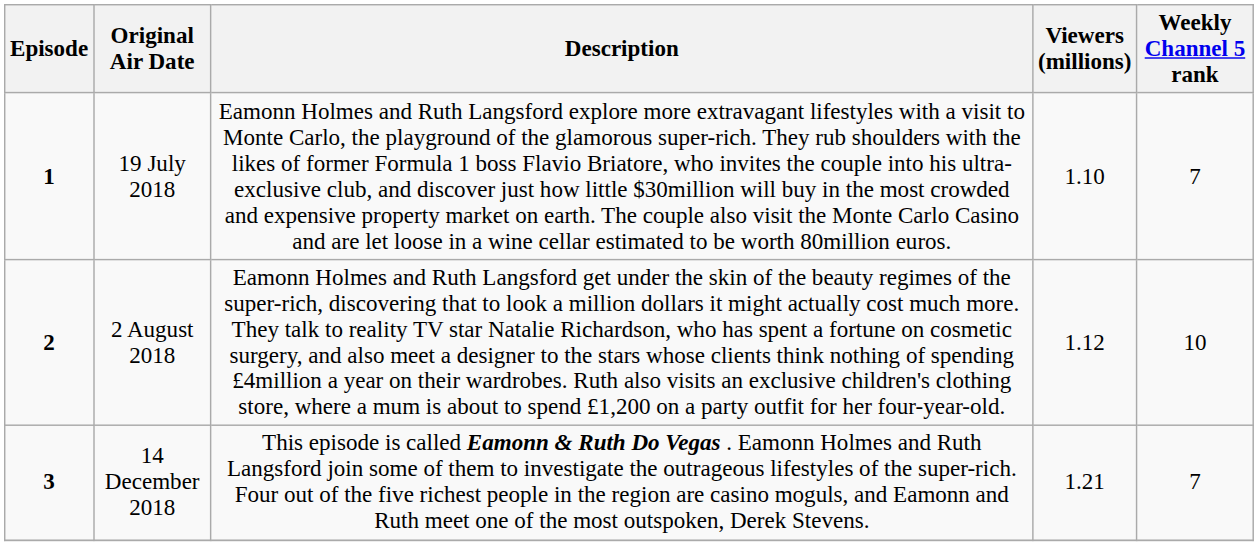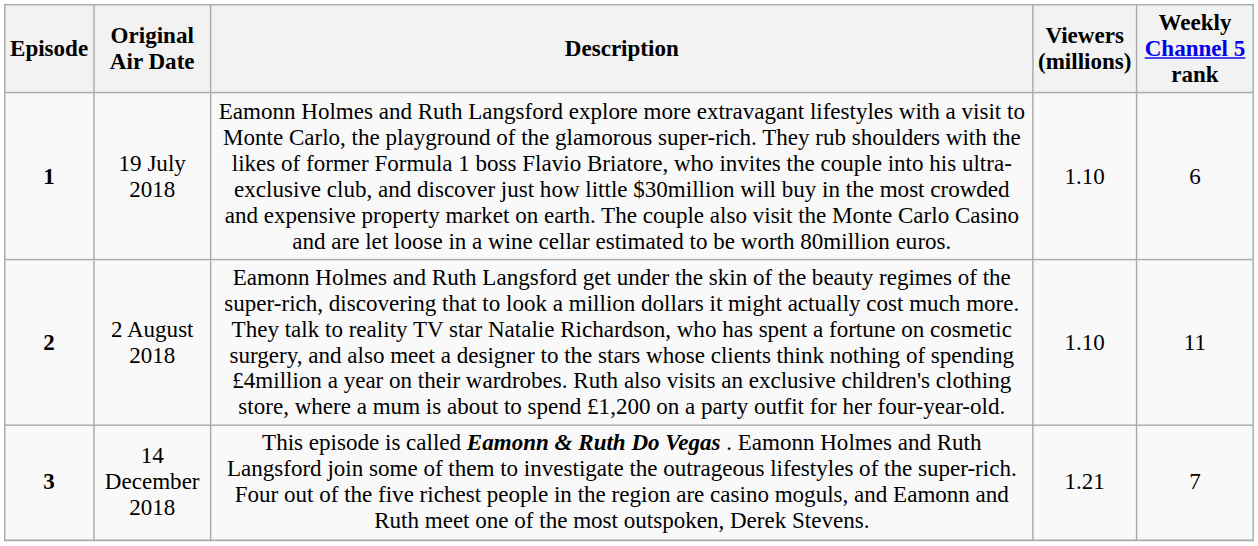(1195, 175) 7 -> (1195, 175) 6
(1085, 342) 1.12 -> (1085, 342) 1.10
(1195, 342) 10 -> (1195, 342) 11
